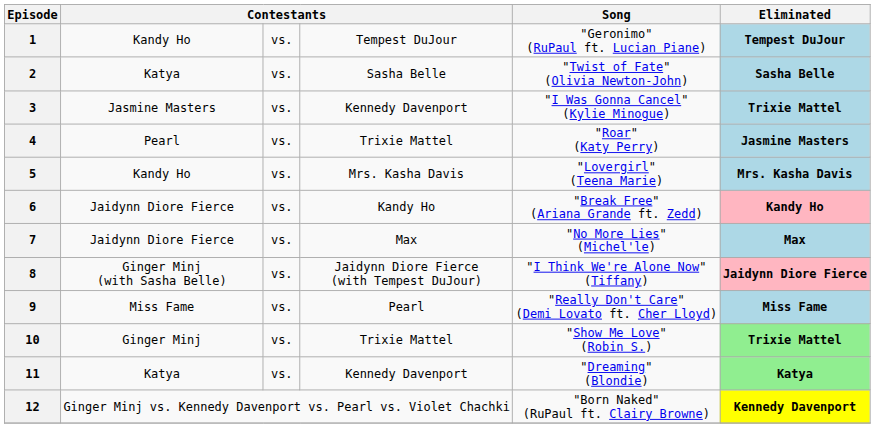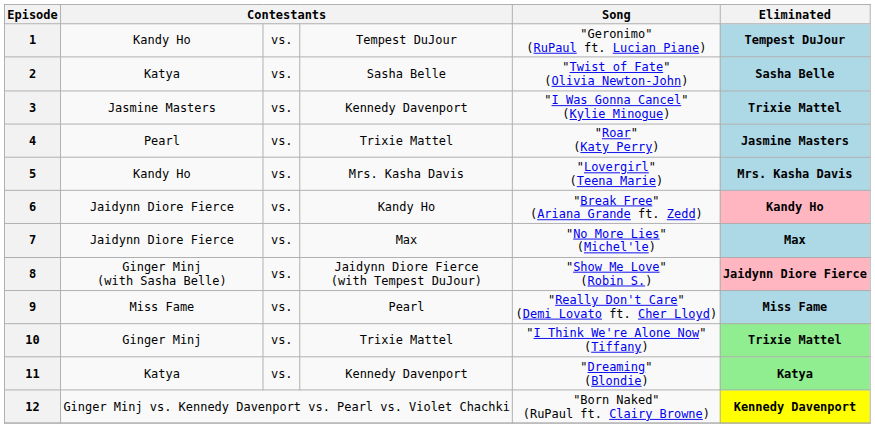(616, 274) "I Think We're Alone Now" (Tiffany) -> (616, 274) "Show Me Love" (Robin S.)
(616, 340) "Show Me Love" (Robin S.) -> (616, 340) "I Think We're Alone Now" (Tiffany)
